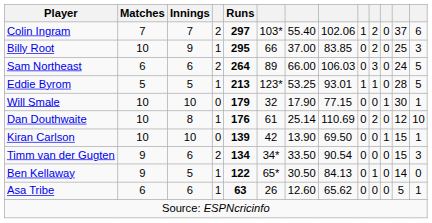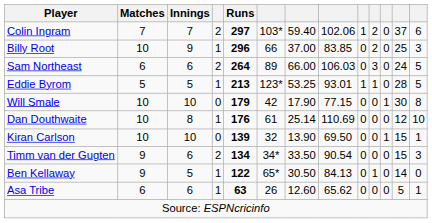(302, 31) 55.40 -> (302, 31) 59.40
(240, 48) 295 -> (240, 48) 296
(271, 102) 32 -> (271, 102) 42
(418, 102) 1 -> (418, 102) 8
(375, 119) 2 -> (375, 119) 0
(271, 137) 42 -> (271, 137) 32
